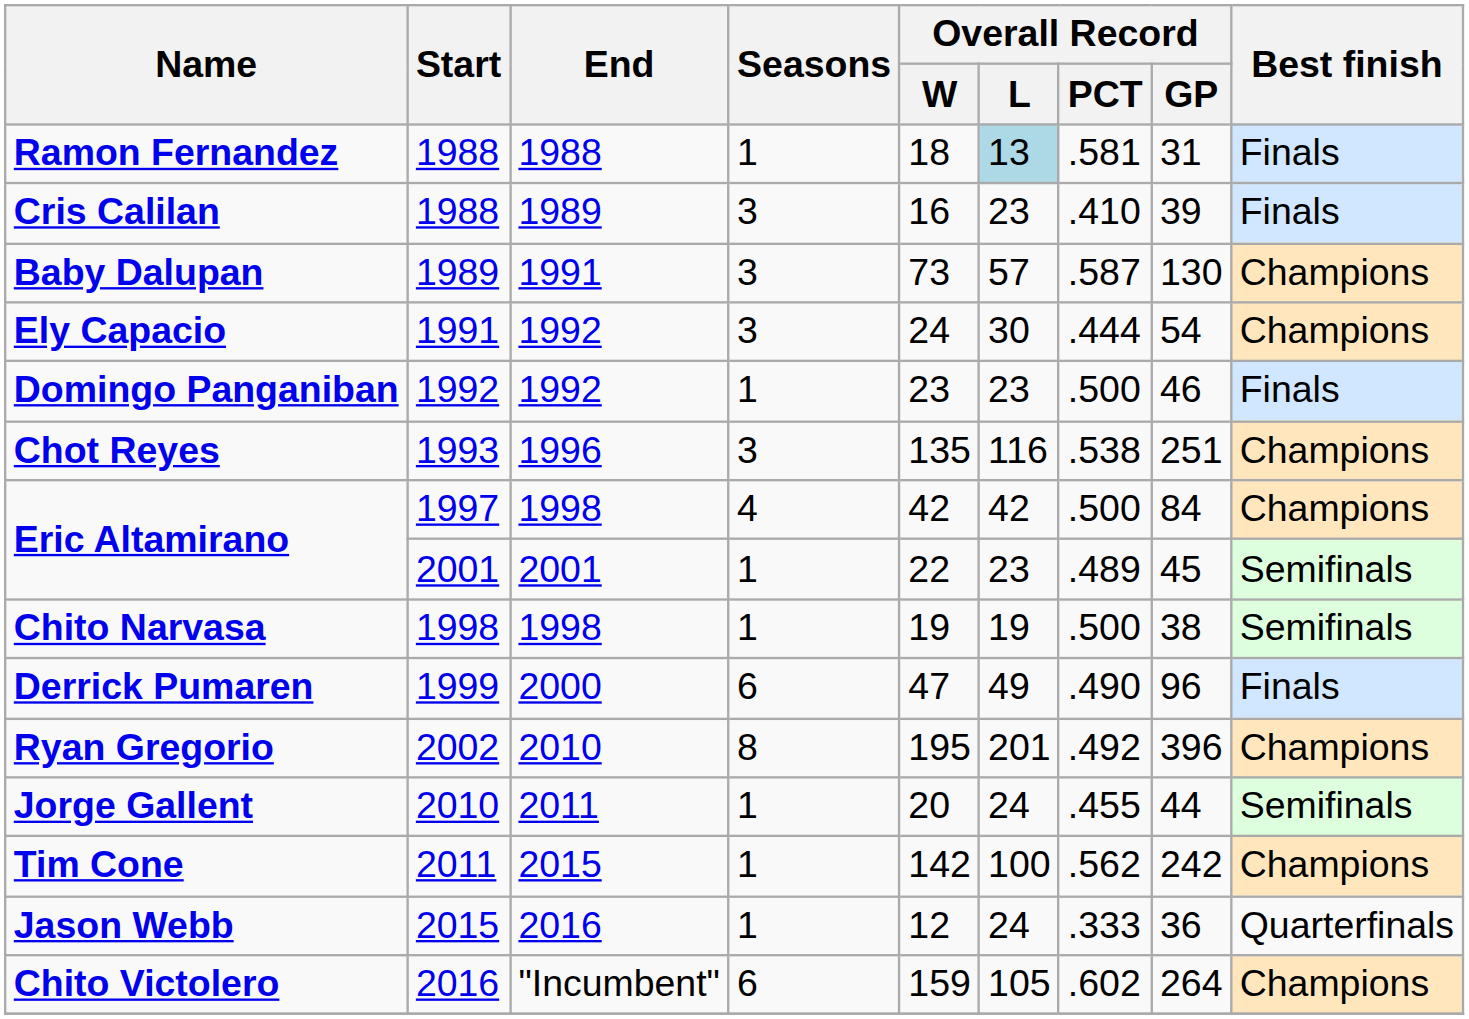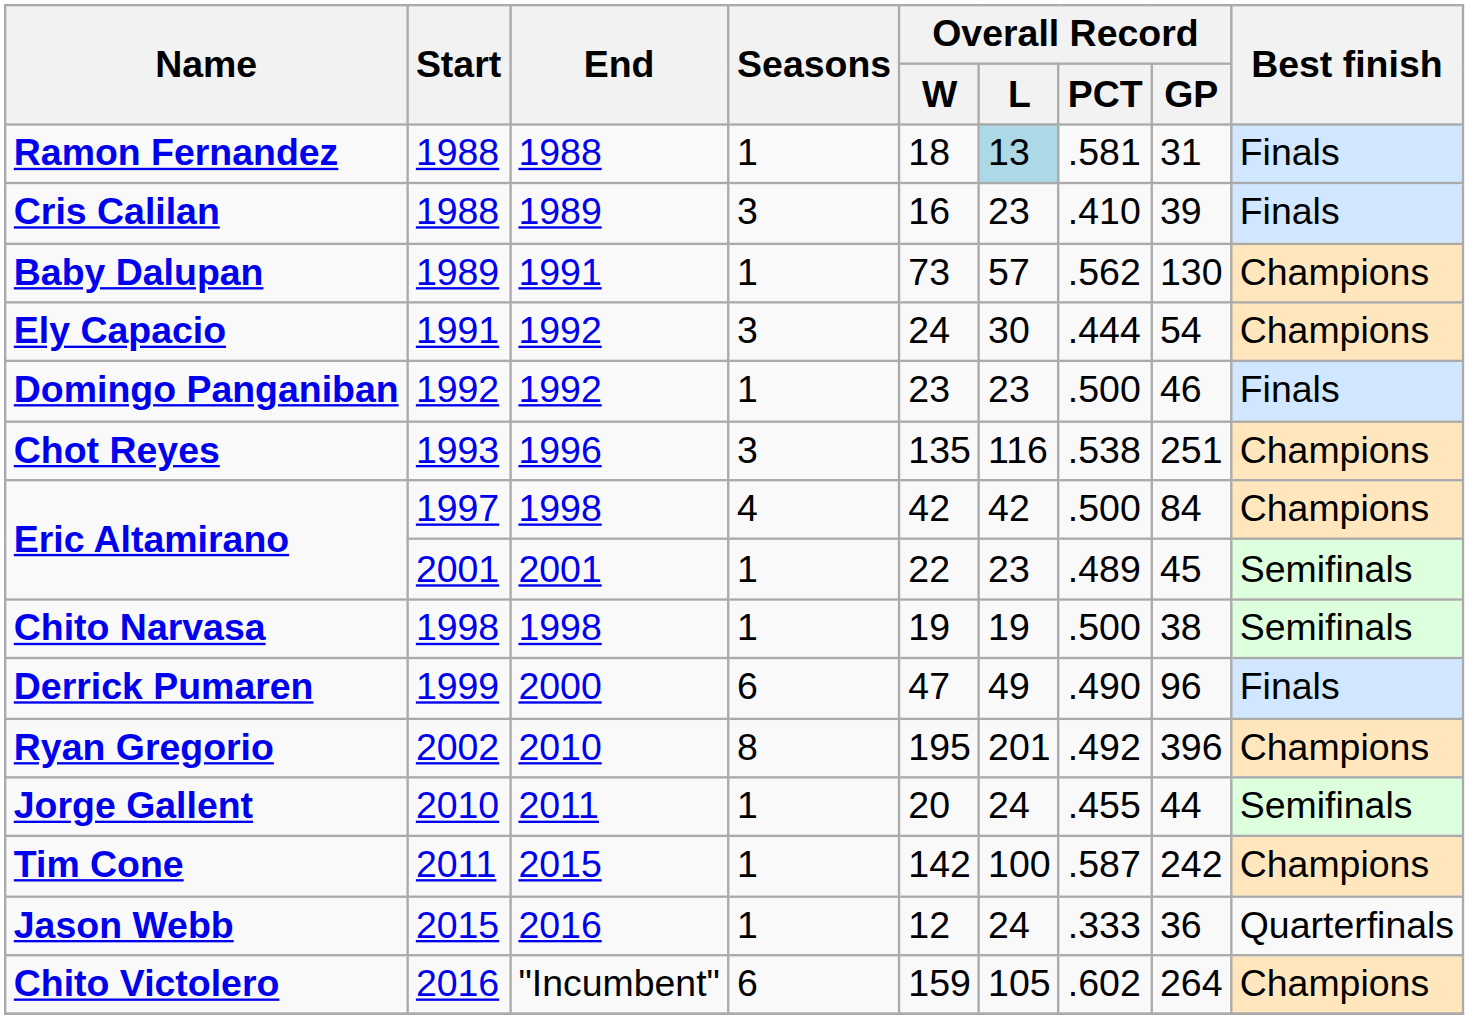(748, 271) 3 -> (748, 271) 1
(1104, 271) .587 -> (1104, 271) .562
(1104, 865) .562 -> (1104, 865) .587
